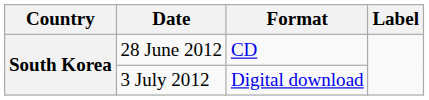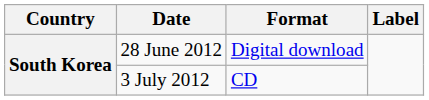(244, 49) CD -> (297, 49) Digital download
(297, 79) Digital download -> (244, 79) CD
